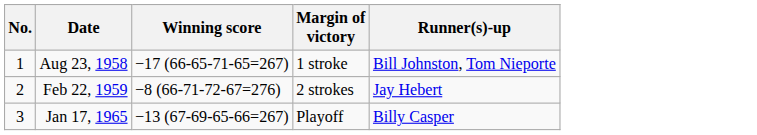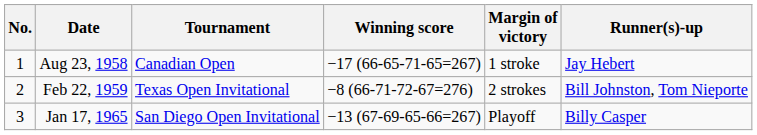+ column: (227, 27)
(464, 63) Bill Johnston, Tom Nieporte -> (600, 63) Jay Hebert
(408, 90) Jay Hebert -> (657, 90) Bill Johnston, Tom Nieporte
